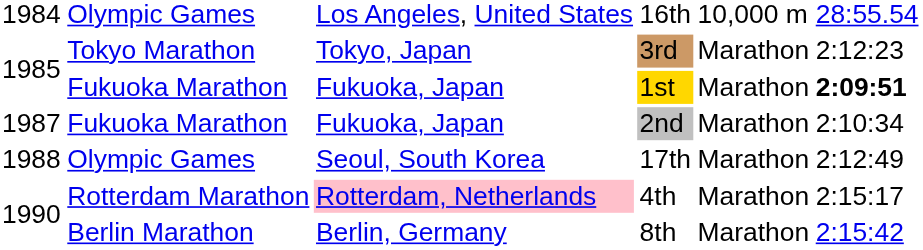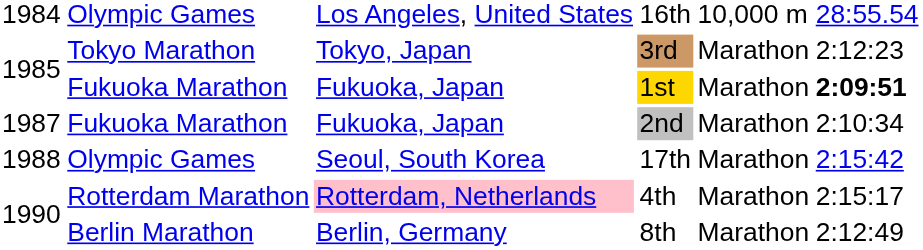(860, 159) 2:12:49 -> (860, 159) 2:15:42
(860, 232) 2:15:42 -> (860, 232) 2:12:49
